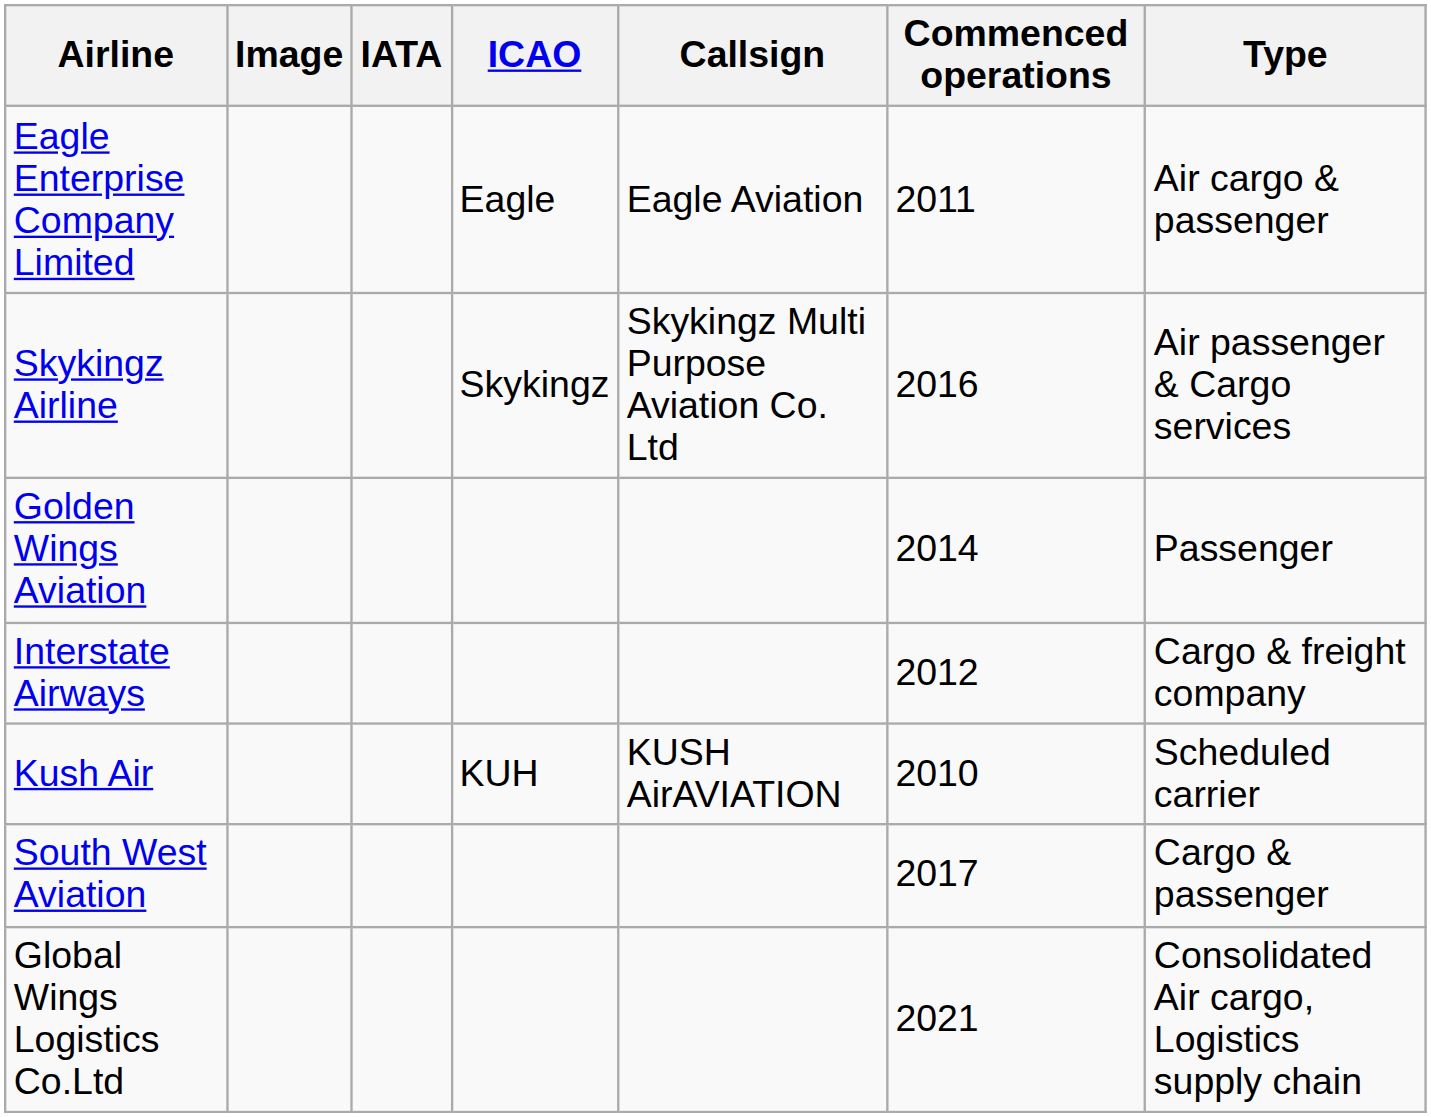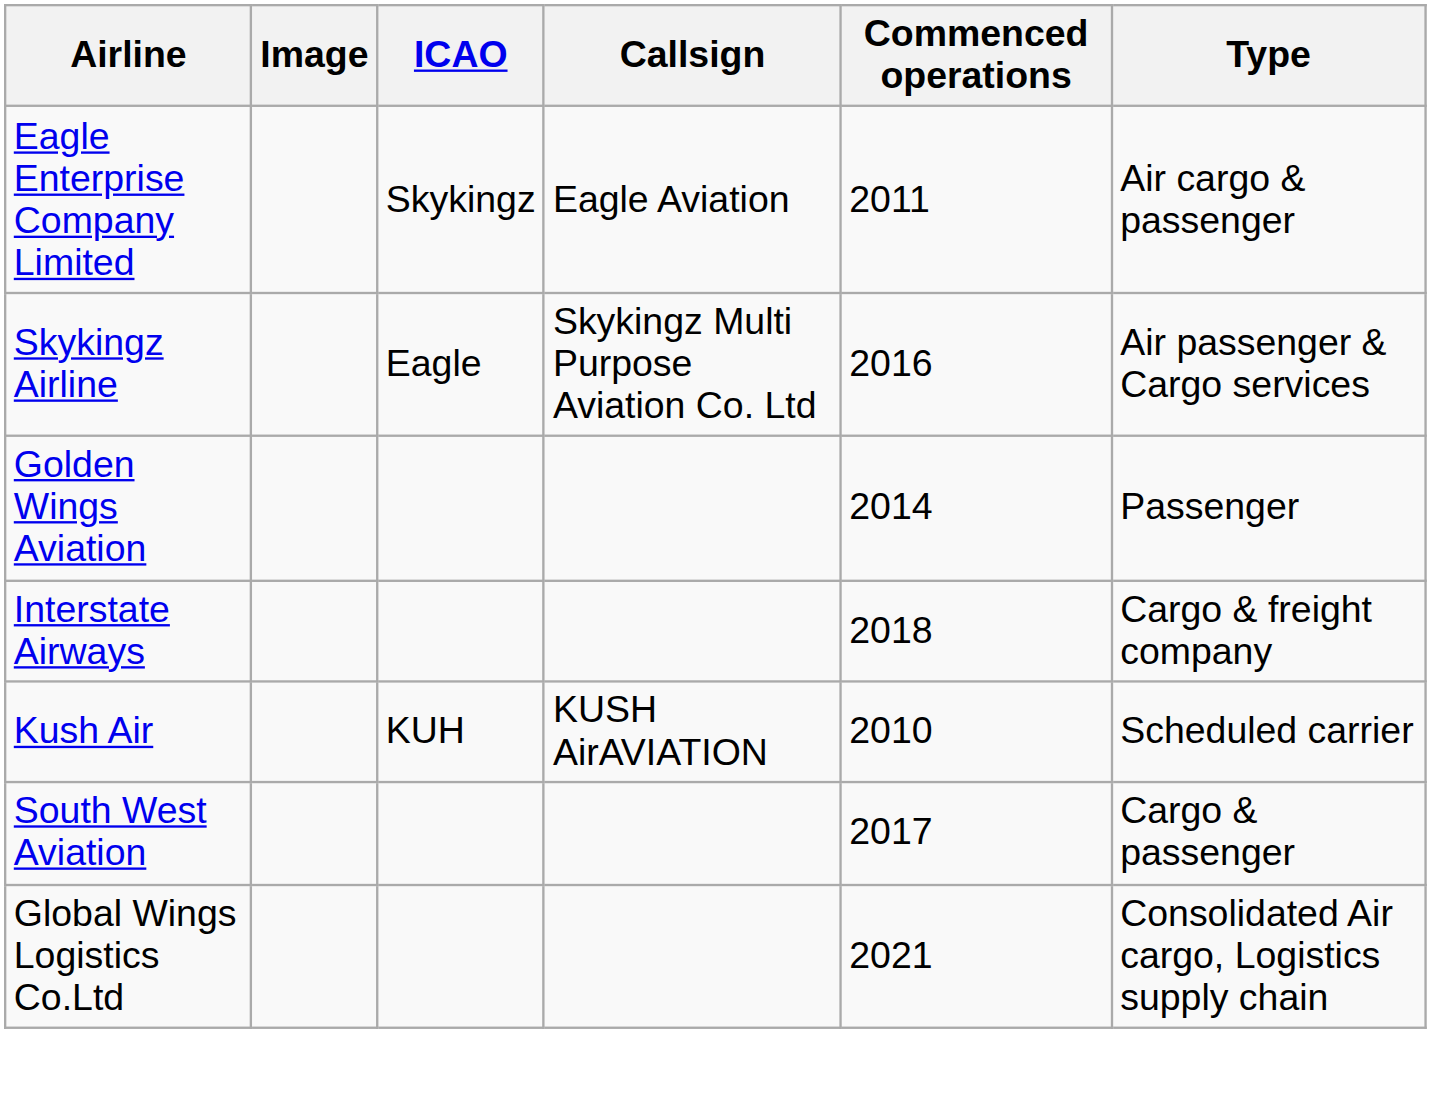- column: (401, 55)
(507, 198) Eagle -> (461, 198) Skykingz
(535, 384) Skykingz -> (434, 363) Eagle
(937, 671) 2012 -> (891, 629) 2018
